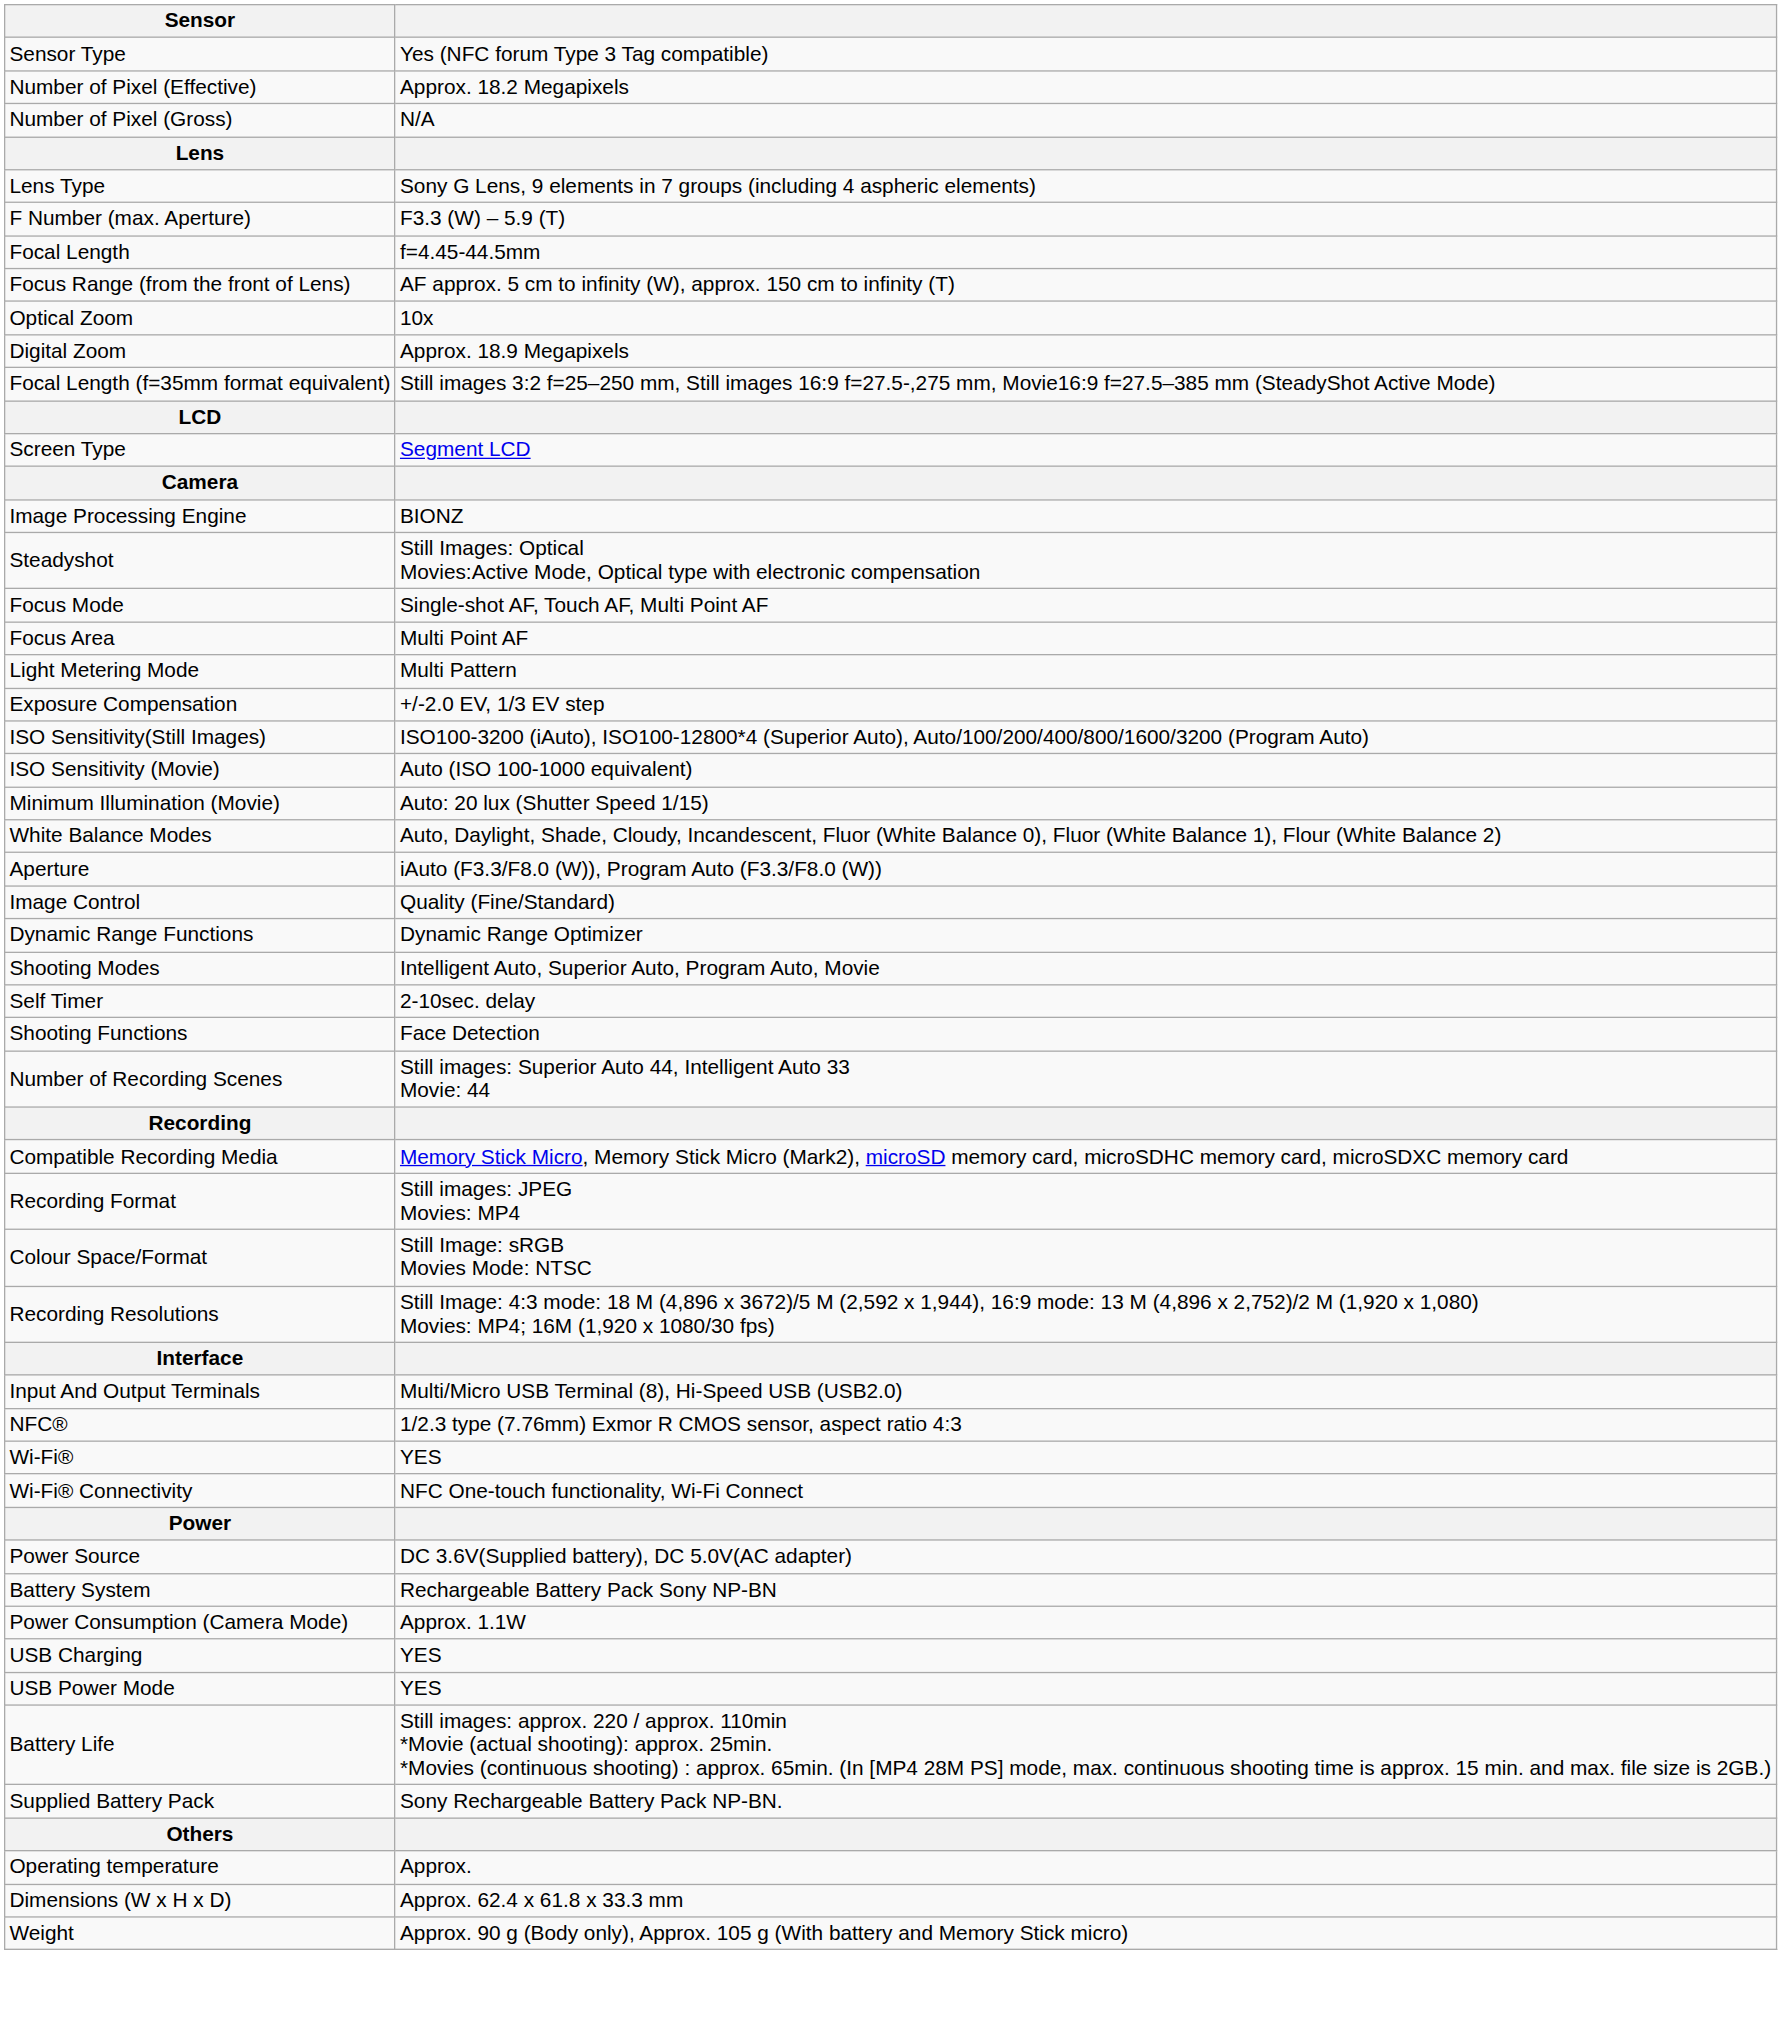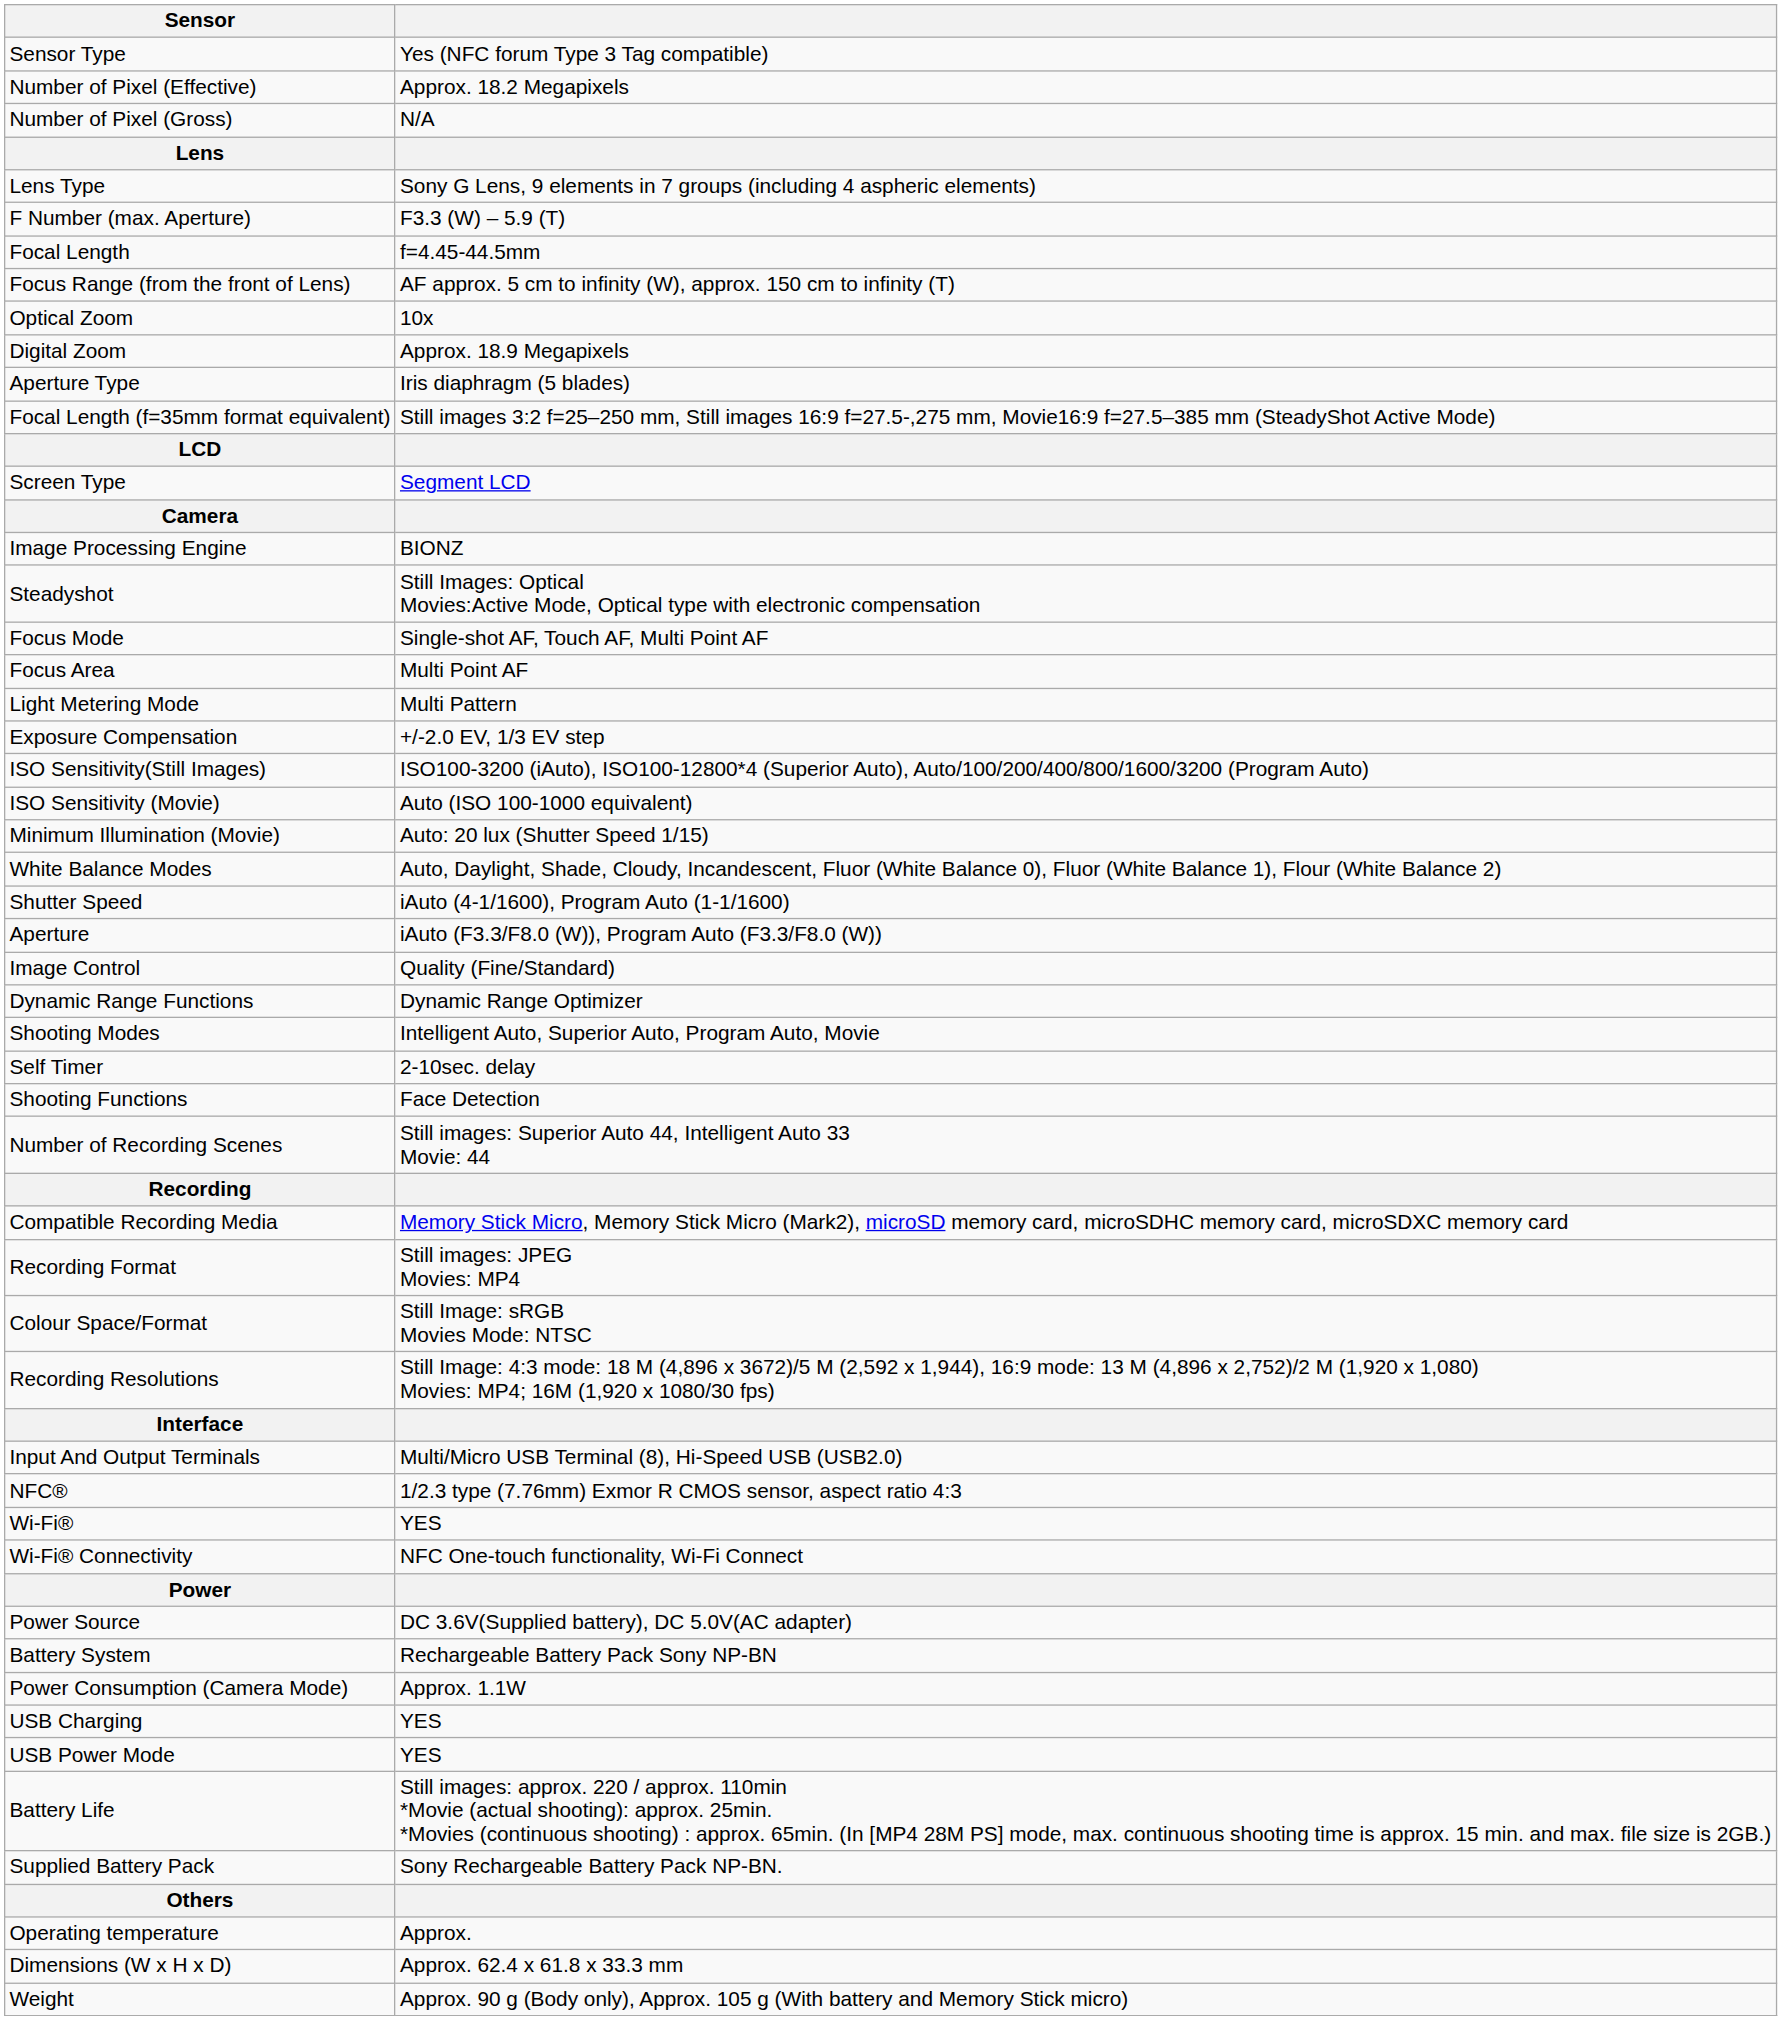+ row: (75, 383)
+ row: (76, 902)
